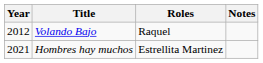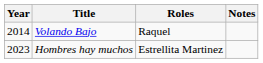(18, 31) 2012 -> (18, 31) 2014
(18, 49) 2021 -> (18, 49) 2023
